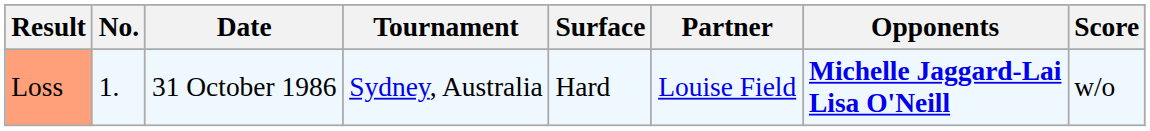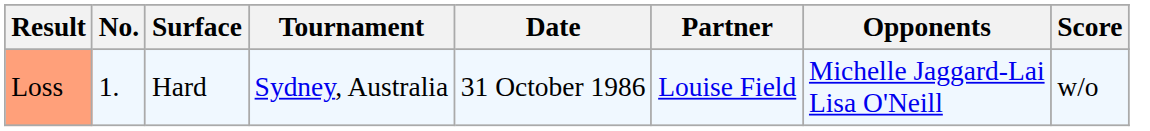columns swapped: (244, 26) <-> (600, 26)
(935, 86) bold -> (927, 86) normal
